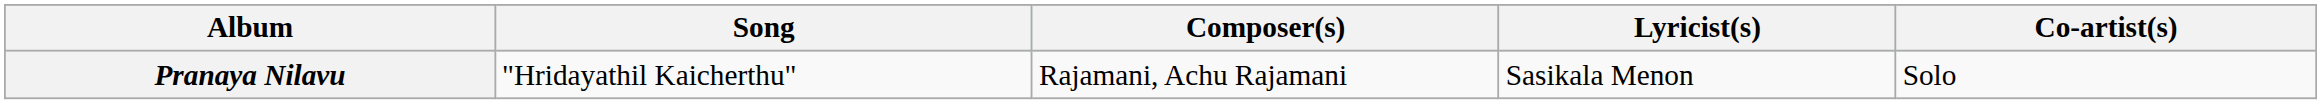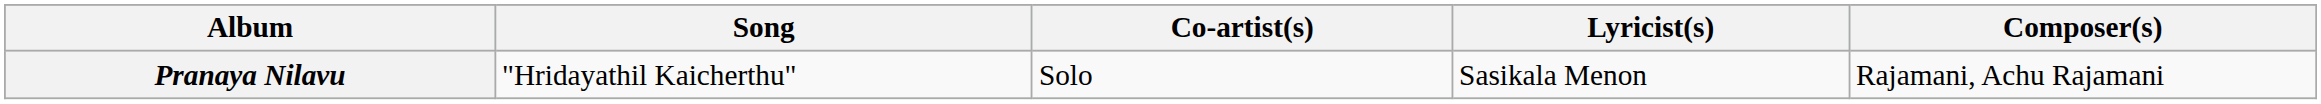columns swapped: (1266, 27) <-> (2106, 27)
